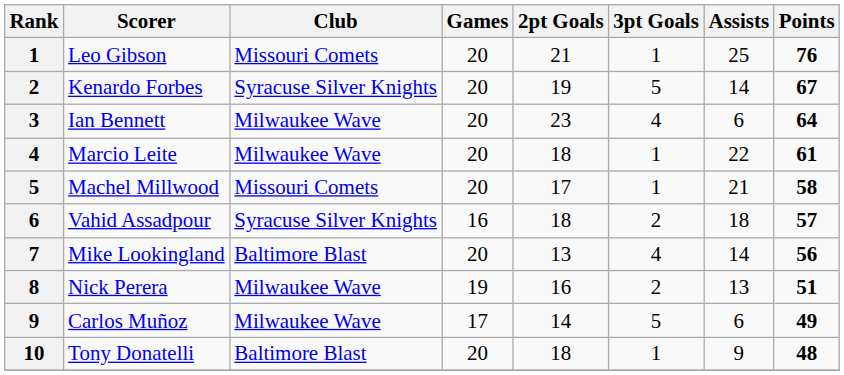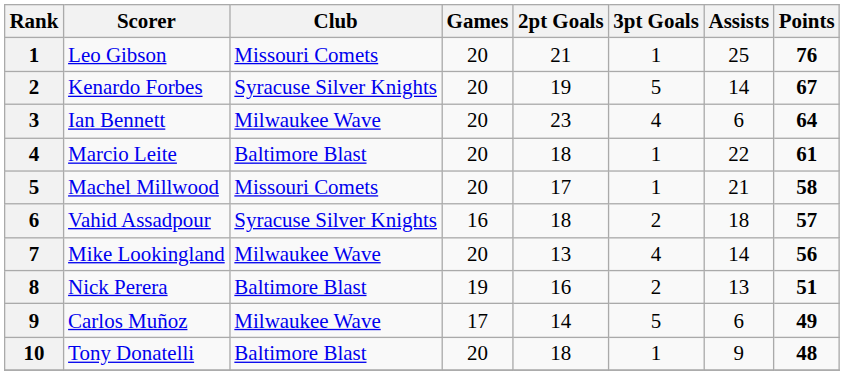(308, 154) Milwaukee Wave -> (300, 154) Baltimore Blast
(300, 253) Baltimore Blast -> (308, 253) Milwaukee Wave
(308, 287) Milwaukee Wave -> (300, 287) Baltimore Blast
